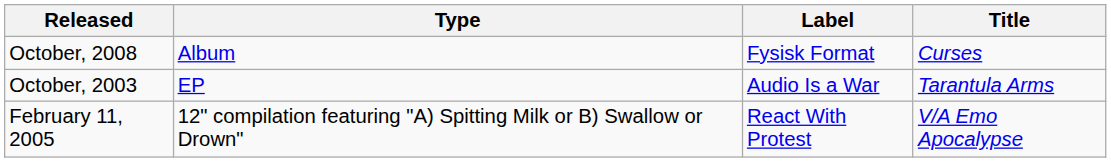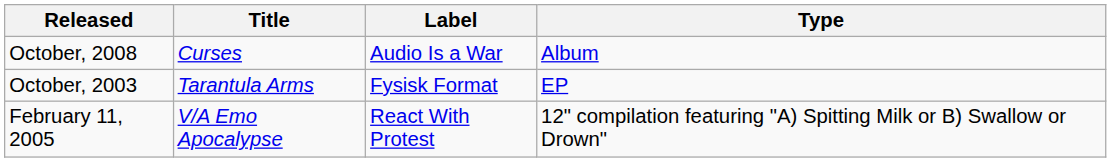columns swapped: (1009, 20) <-> (458, 20)
(811, 52) Fysisk Format -> (436, 52) Audio Is a War
(813, 85) Audio Is a War -> (434, 85) Fysisk Format
